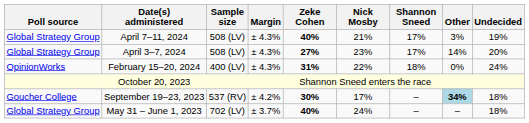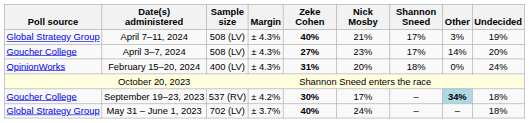(53, 52) Global Strategy Group -> (42, 52) Goucher College
(363, 67) 22% -> (363, 67) 20%
